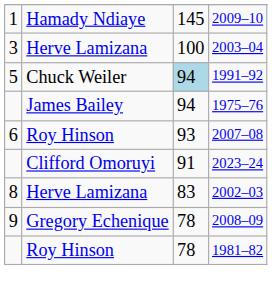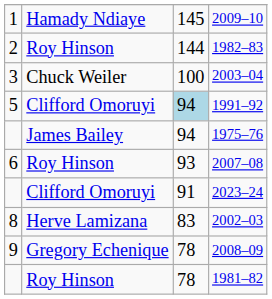+ row: (238, 47)
(87, 47) Herve Lamizana -> (76, 76) Chuck Weiler
(76, 76) Chuck Weiler -> (91, 105) Clifford Omoruyi
